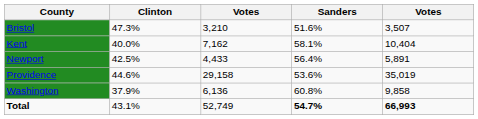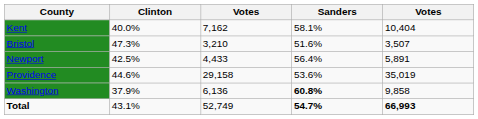rows swapped: (20, 28) <-> (17, 43)
(308, 91) normal -> (308, 91) bold
